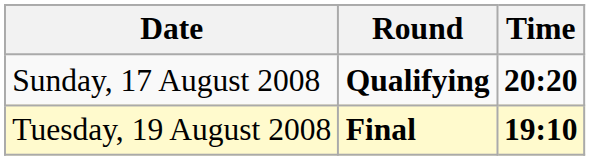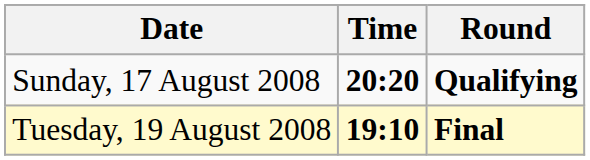columns swapped: (541, 29) <-> (418, 29)
